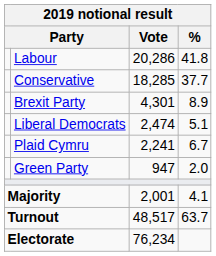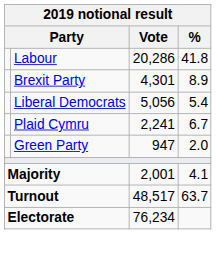- row: (54, 80)
(158, 124) 2,474 -> (158, 102) 5,056
(198, 124) 5.1 -> (198, 102) 5.4
